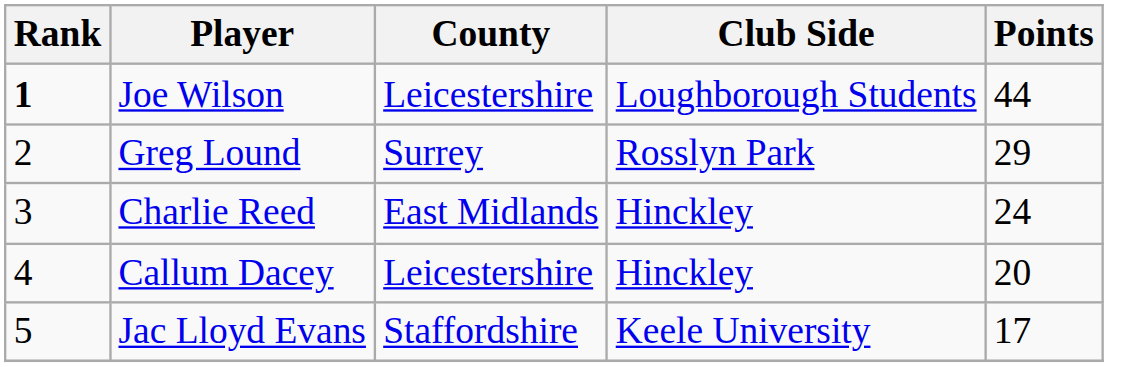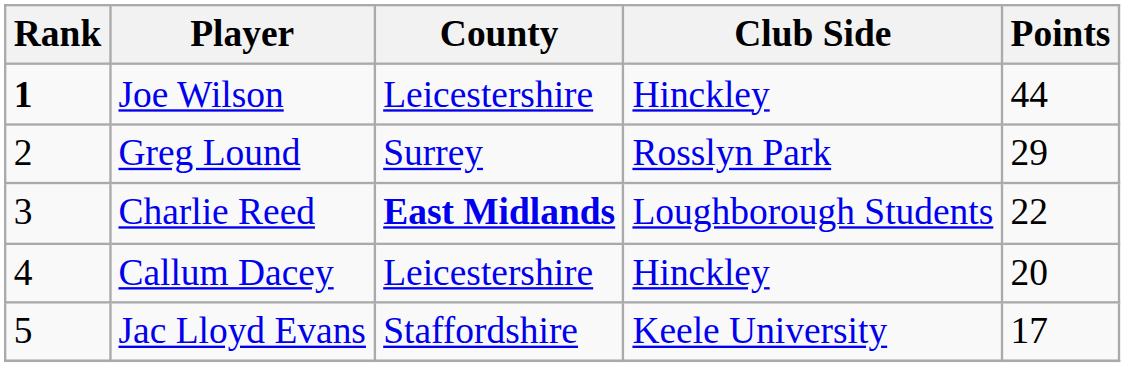(796, 93) Loughborough Students -> (701, 93) Hinckley
(491, 212) normal -> (499, 212) bold
(684, 212) Hinckley -> (813, 212) Loughborough Students
(1013, 212) 24 -> (1029, 212) 22
